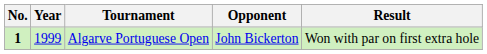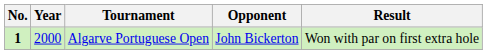(48, 38) 1999 -> (48, 38) 2000
